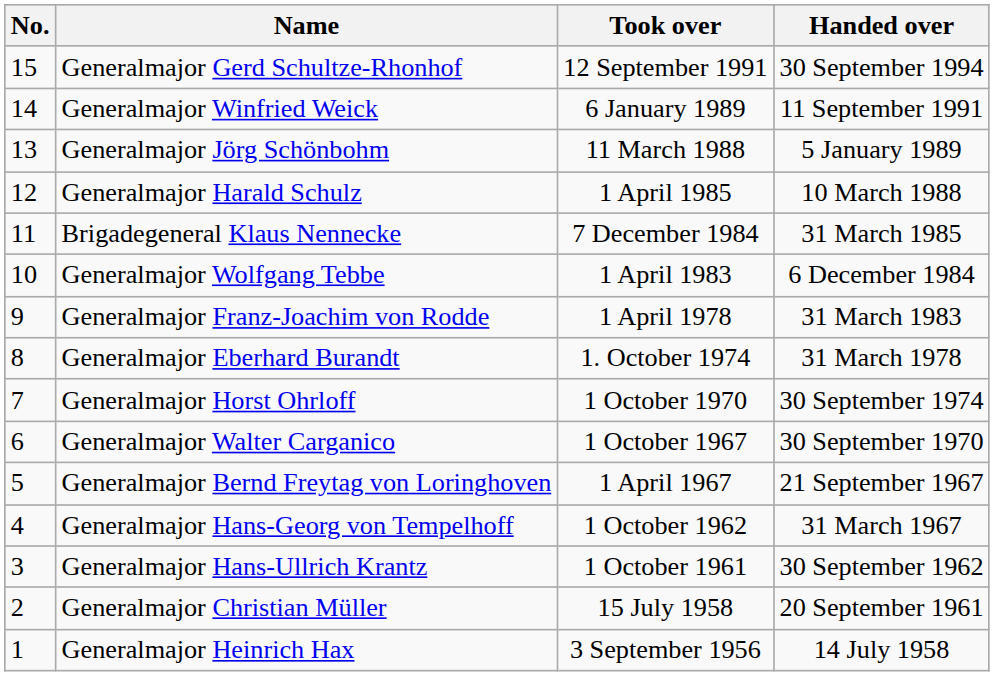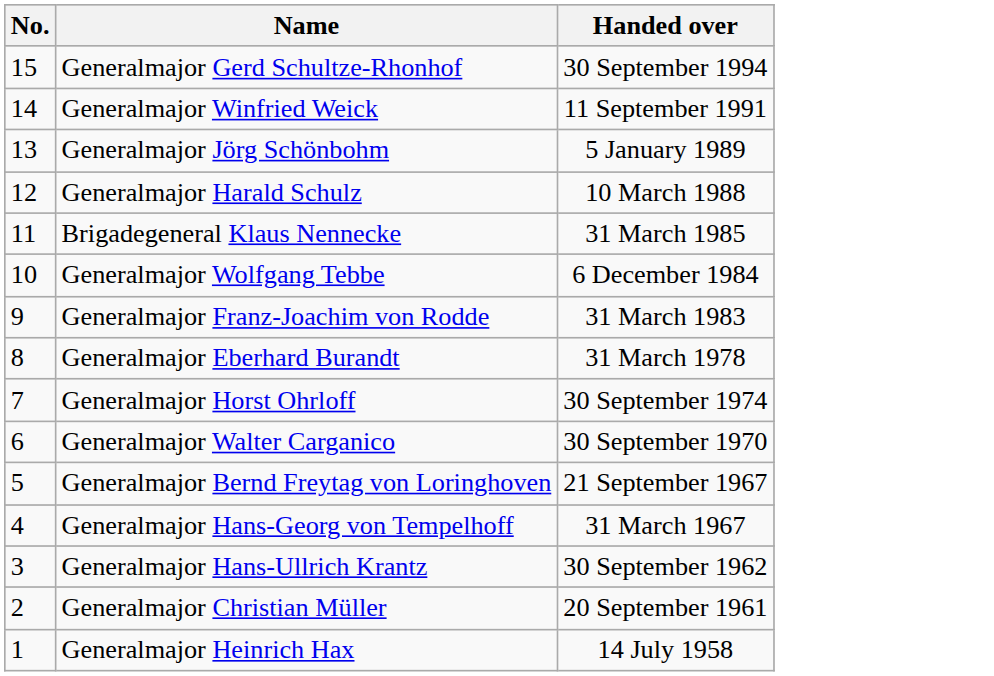- column: (665, 25)
